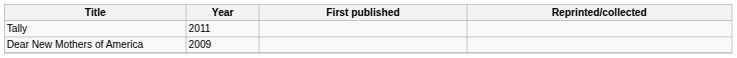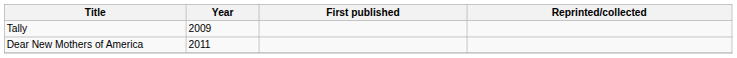(200, 28) 2011 -> (200, 28) 2009
(200, 45) 2009 -> (200, 45) 2011
